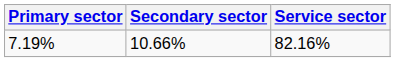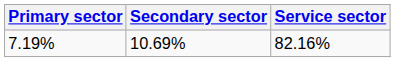(158, 43) 10.66% -> (158, 43) 10.69%
